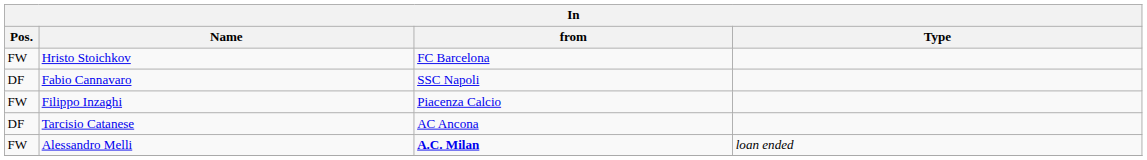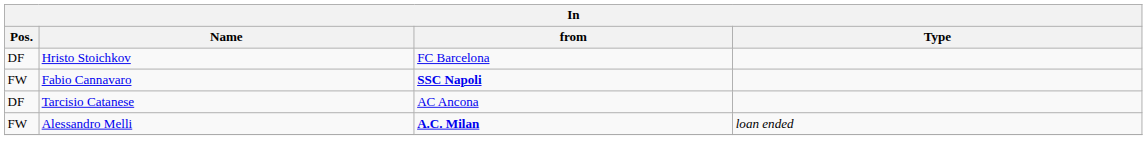(17, 58) FW -> (16, 58) DF
(16, 80) DF -> (17, 80) FW
(448, 80) normal -> (449, 80) bold
- row: (82, 102)
